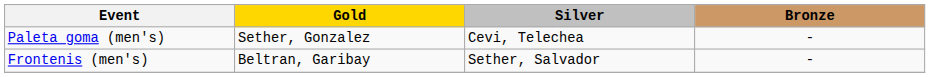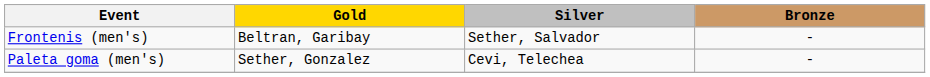rows swapped: (86, 38) <-> (78, 61)
